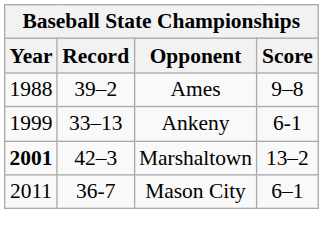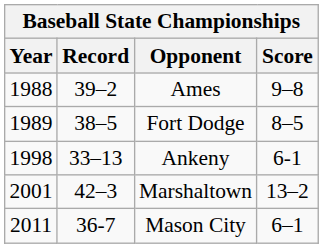+ row: (196, 123)
(31, 123) 1999 -> (31, 157) 1998
(31, 157) bold -> (31, 191) normal
